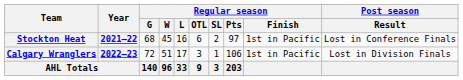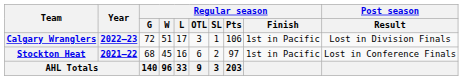rows swapped: (51, 40) <-> (51, 54)
